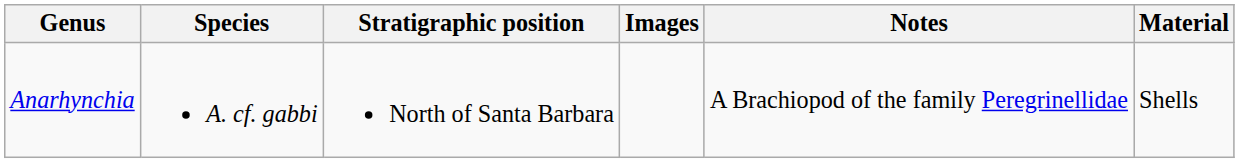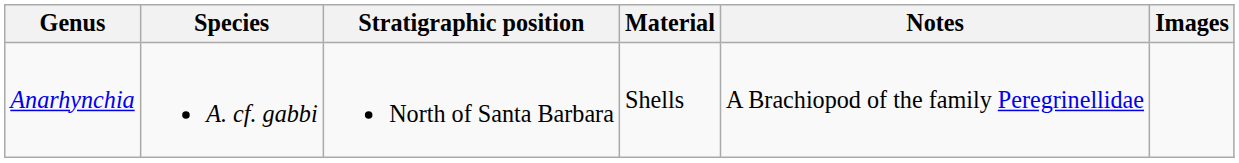columns swapped: (1184, 23) <-> (662, 23)
